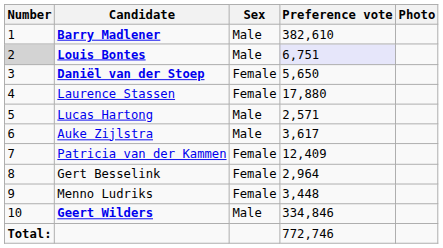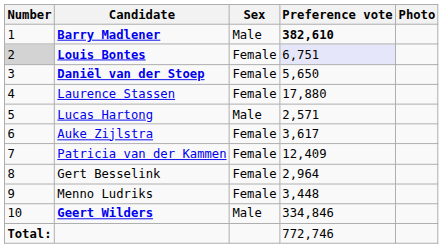(308, 34) normal -> (308, 34) bold
(247, 54) Male -> (254, 54) Female
(247, 134) Male -> (254, 134) Female
